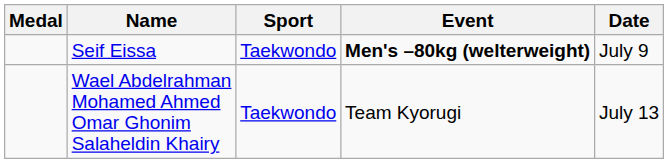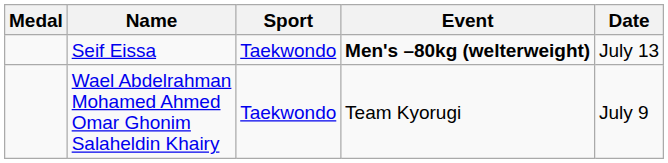(624, 50) July 9 -> (629, 50) July 13
(629, 112) July 13 -> (624, 112) July 9
